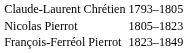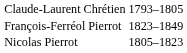rows swapped: (41, 25) <-> (63, 42)
